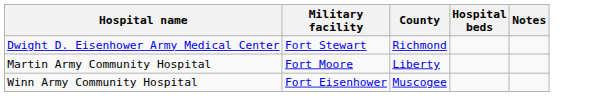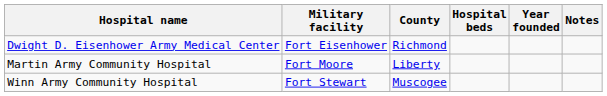+ column: (536, 20)
(326, 45) Fort Stewart -> (336, 45) Fort Eisenhower
(336, 82) Fort Eisenhower -> (326, 82) Fort Stewart
